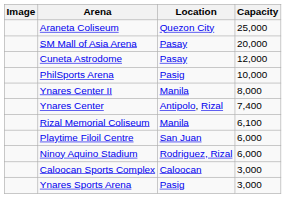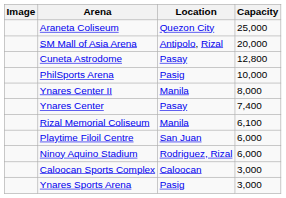(173, 43) Pasay -> (191, 43) Antipolo, Rizal
(252, 59) 12,000 -> (252, 59) 12,800
(191, 106) Antipolo, Rizal -> (173, 106) Pasay
